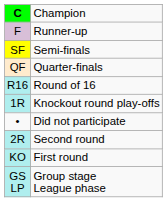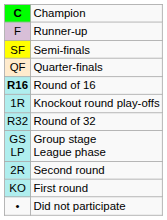(18, 85) normal -> (18, 85) bold
+ row: (65, 121)
rows swapped: (70, 181) <-> (80, 121)
